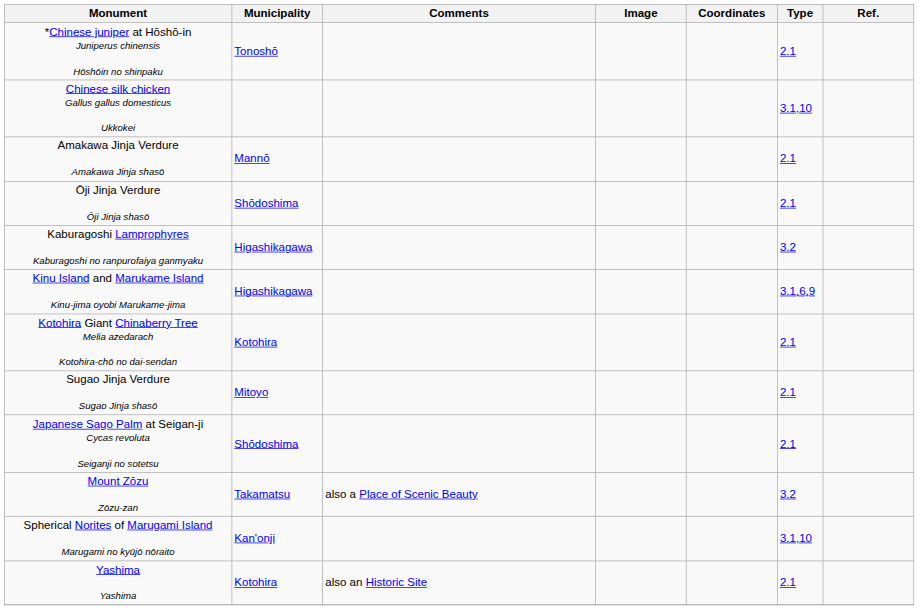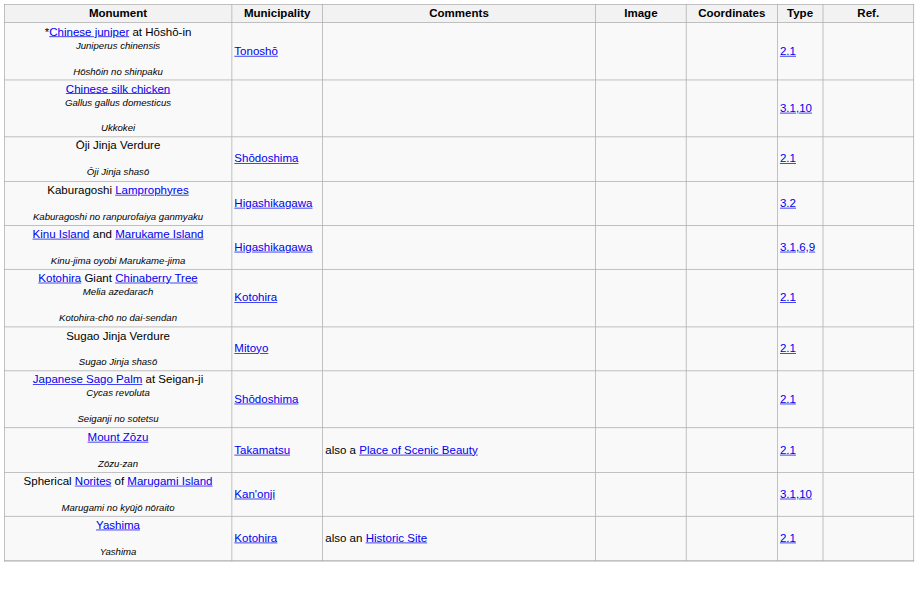- row: (118, 159)
(788, 494) 3.2 -> (788, 450) 2.1
